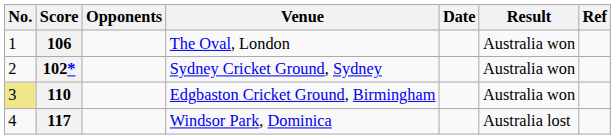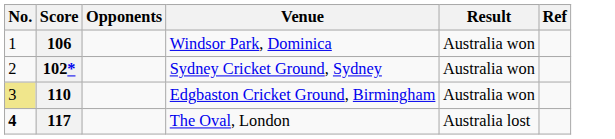- column: (459, 17)
(230, 43) The Oval, London -> (251, 43) Windsor Park, Dominica
(12, 120) normal -> (12, 120) bold
(251, 120) Windsor Park, Dominica -> (230, 120) The Oval, London
